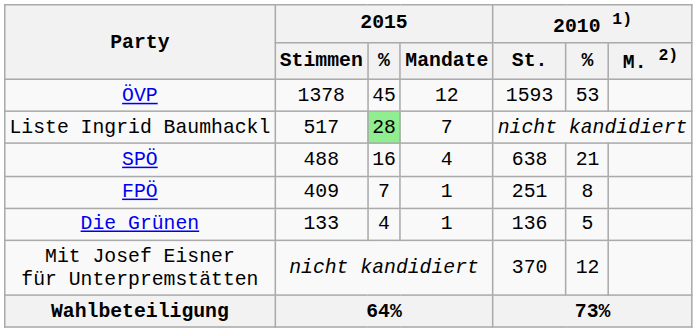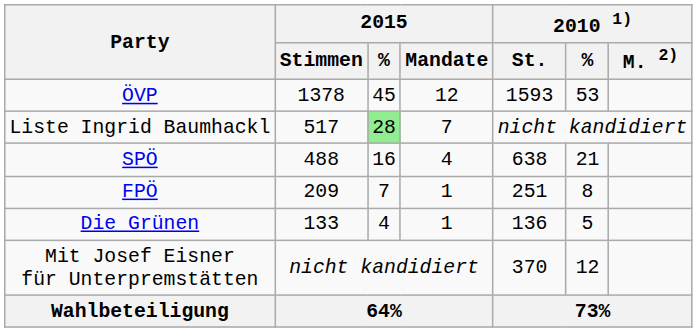(321, 192) 409 -> (321, 192) 209
